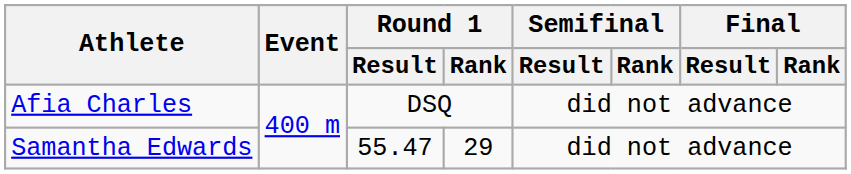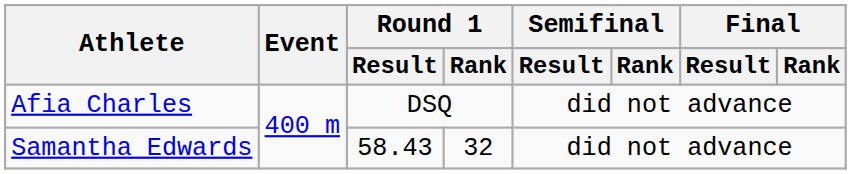(395, 148) 55.47 -> (395, 148) 58.43
(478, 148) 29 -> (478, 148) 32
